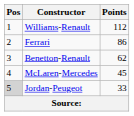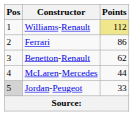(120, 27) no background -> (120, 27) khaki background
(122, 73) 45 -> (122, 73) 44
